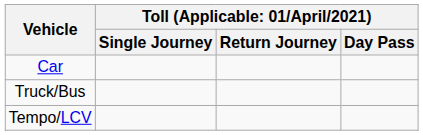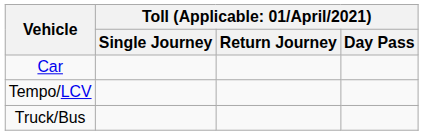rows swapped: (50, 117) <-> (50, 92)
